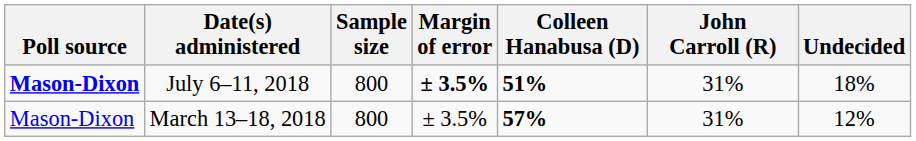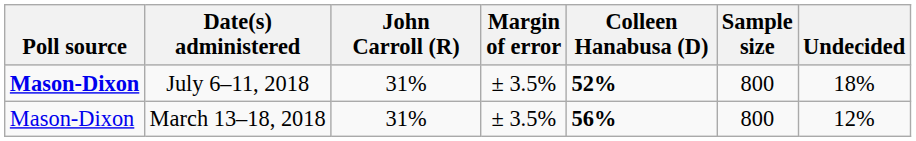columns swapped: (371, 34) <-> (723, 34)
(455, 82) bold -> (524, 82) normal
(525, 82) 51% -> (594, 82) 52%
(525, 118) 57% -> (594, 118) 56%
